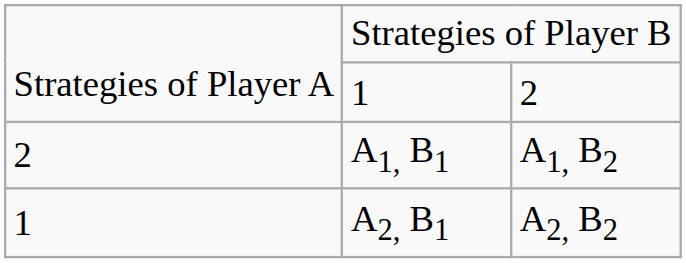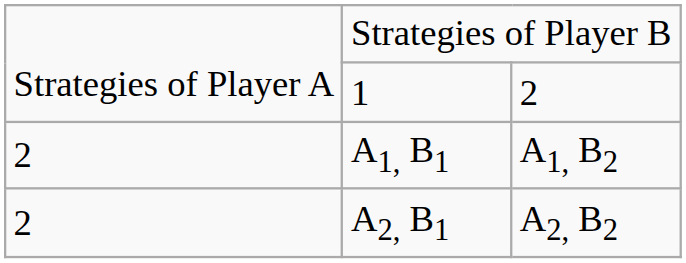(23, 222) 1 -> (23, 222) 2
